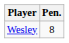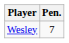(52, 29) 8 -> (52, 29) 7
